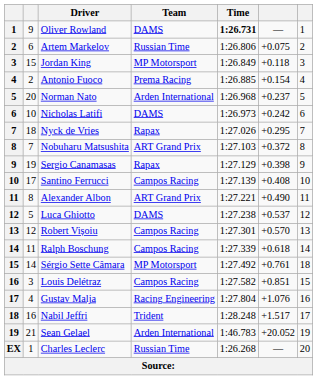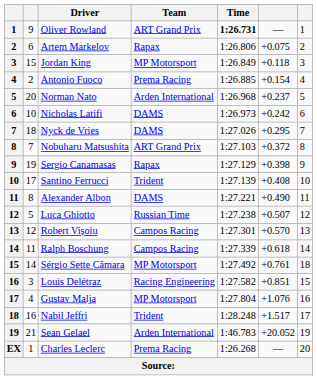(148, 29) DAMS -> (167, 29) ART Grand Prix
(162, 46) Russian Time -> (147, 46) Rapax
(147, 130) Rapax -> (148, 130) DAMS
(166, 180) Campos Racing -> (149, 180) Trident
(167, 197) ART Grand Prix -> (148, 197) DAMS
(148, 214) DAMS -> (162, 214) Russian Time
(276, 214) +0.537 -> (276, 214) +0.507
(166, 281) Campos Racing -> (174, 281) Racing Engineering
(174, 298) Racing Engineering -> (165, 298) MP Motorsport
(162, 349) Russian Time -> (162, 349) Prema Racing
